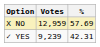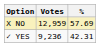(50, 36) 9,239 -> (50, 36) 9,236
